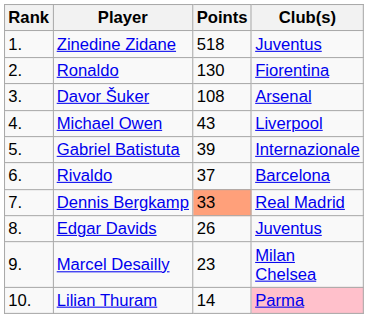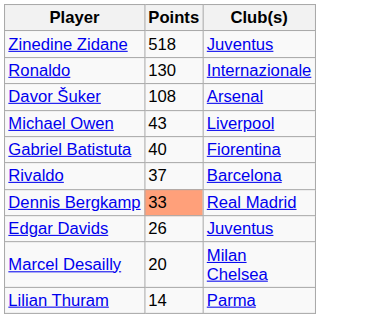- column: (29, 17)
(292, 70) Fiorentina -> (259, 70) Internazionale
(206, 149) 39 -> (158, 149) 40
(307, 149) Internazionale -> (244, 149) Fiorentina
(206, 264) 23 -> (158, 264) 20
(280, 300) pink background -> (231, 300) no background
